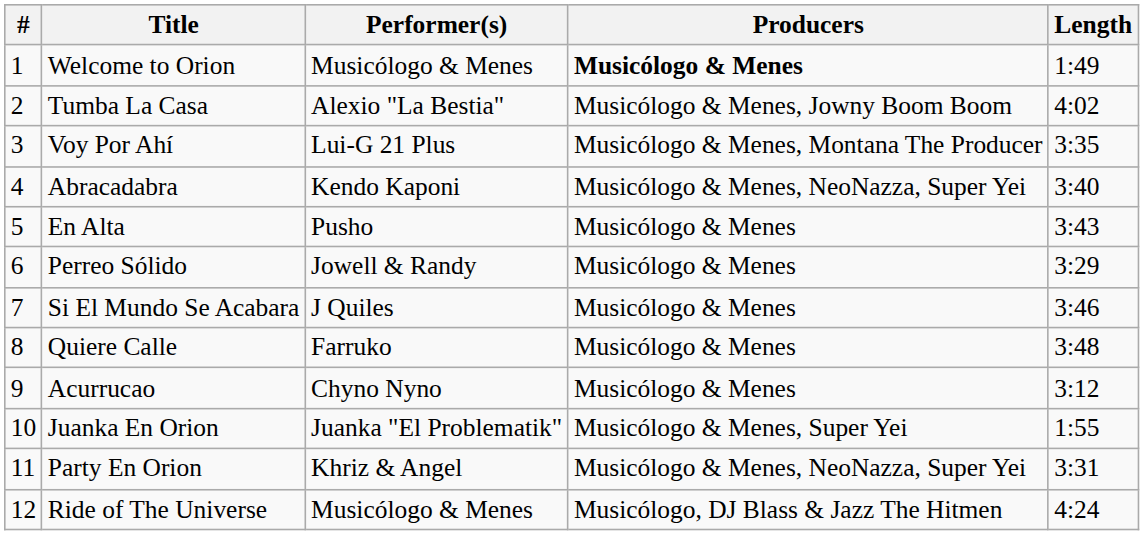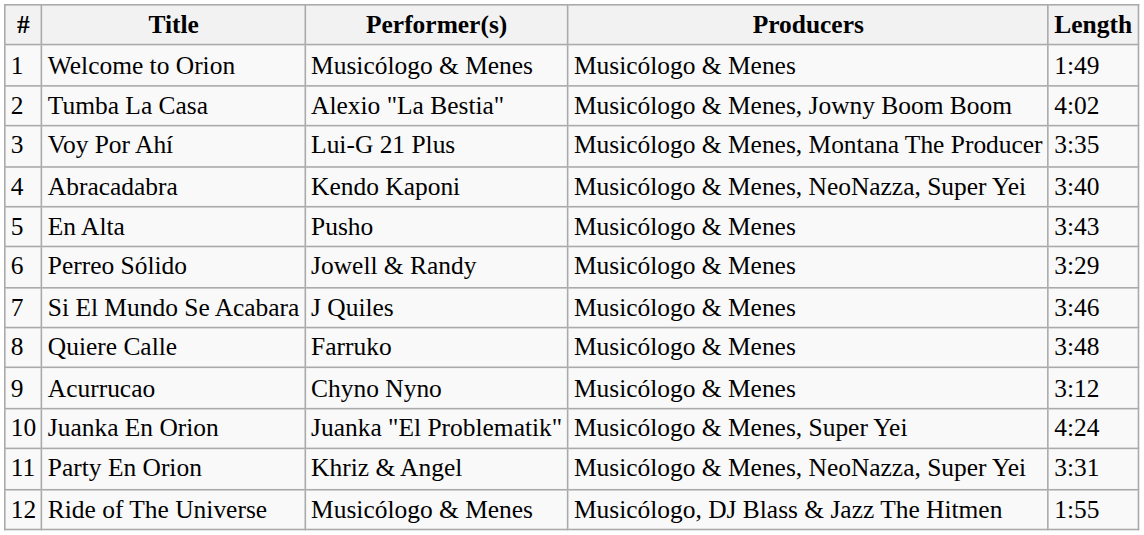(688, 65) bold -> (685, 65) normal
(1077, 428) 1:55 -> (1077, 428) 4:24
(1077, 508) 4:24 -> (1077, 508) 1:55
